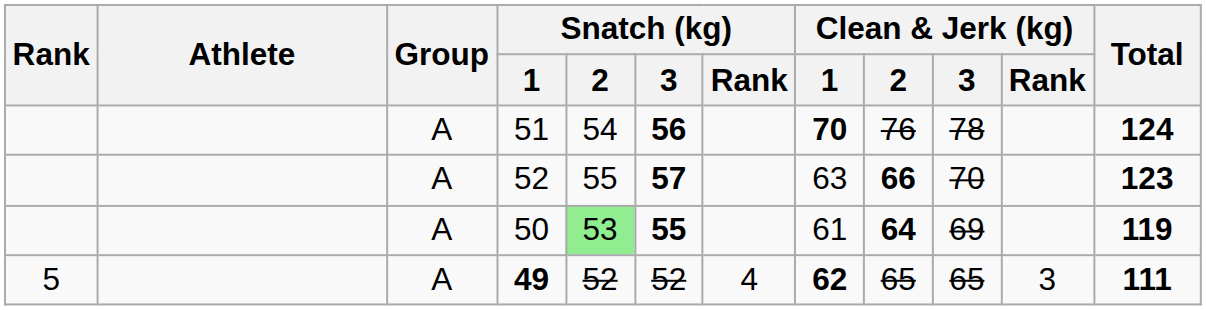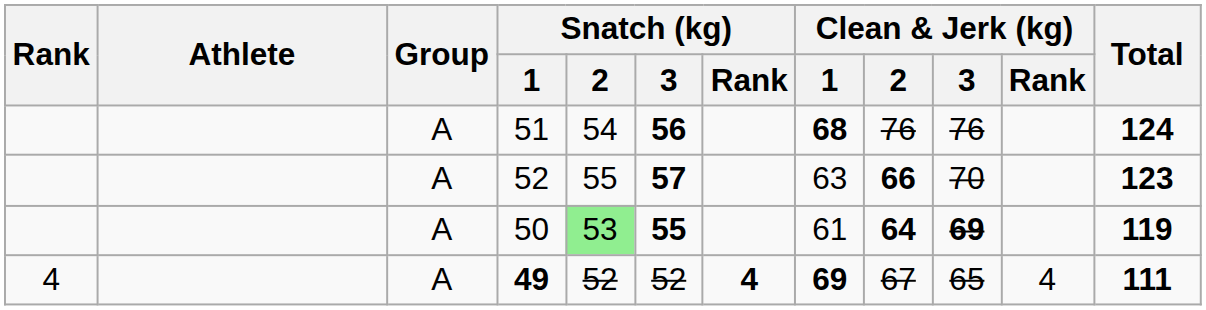(830, 129) 70 -> (830, 129) 68
(967, 129) 78 -> (967, 129) 76
(967, 229) normal -> (967, 229) bold
(51, 279) 5 -> (51, 279) 4
(749, 279) normal -> (749, 279) bold
(830, 279) 62 -> (830, 279) 69
(898, 279) 65 -> (898, 279) 67
(1047, 279) 3 -> (1047, 279) 4
